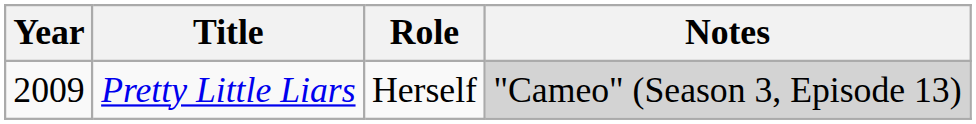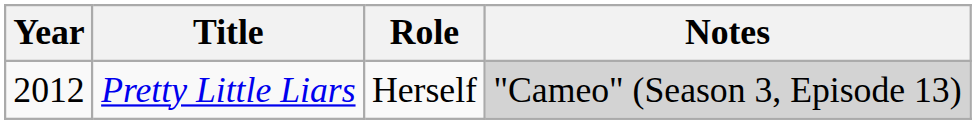(49, 89) 2009 -> (49, 89) 2012
